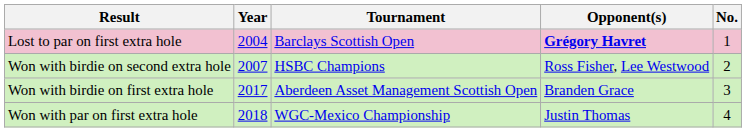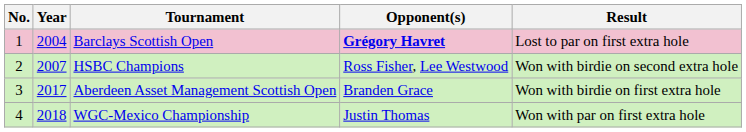columns swapped: (727, 16) <-> (119, 16)
